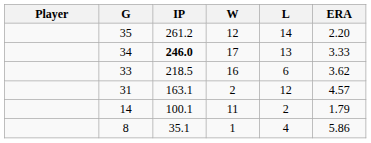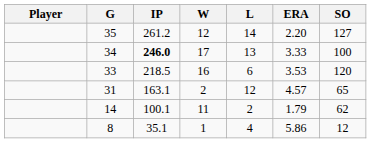+ column: (343, 14)
(339, 71) 3.62 -> (296, 71) 3.53
